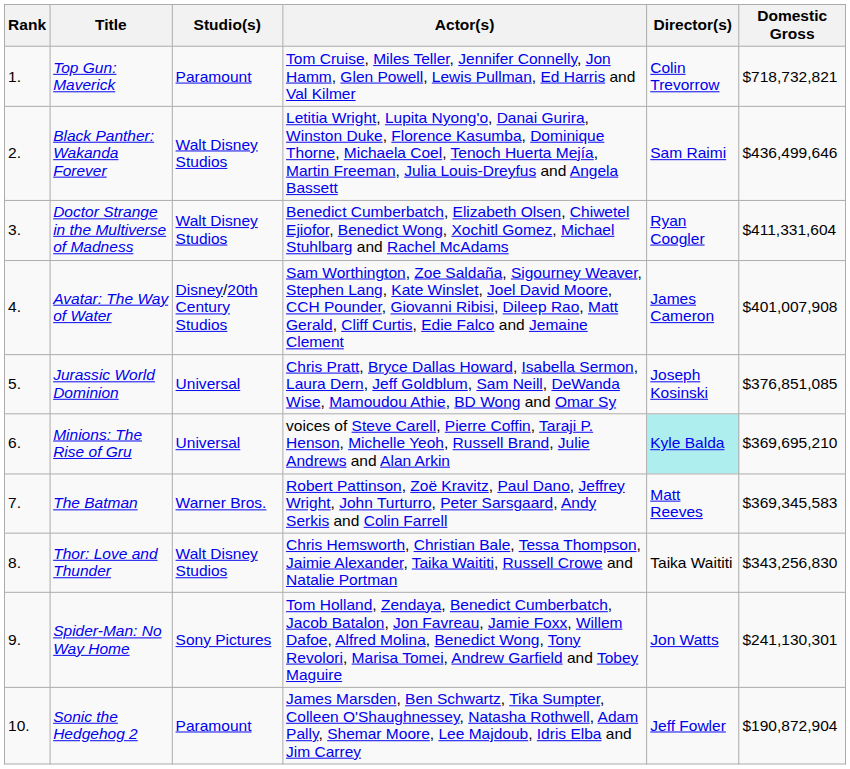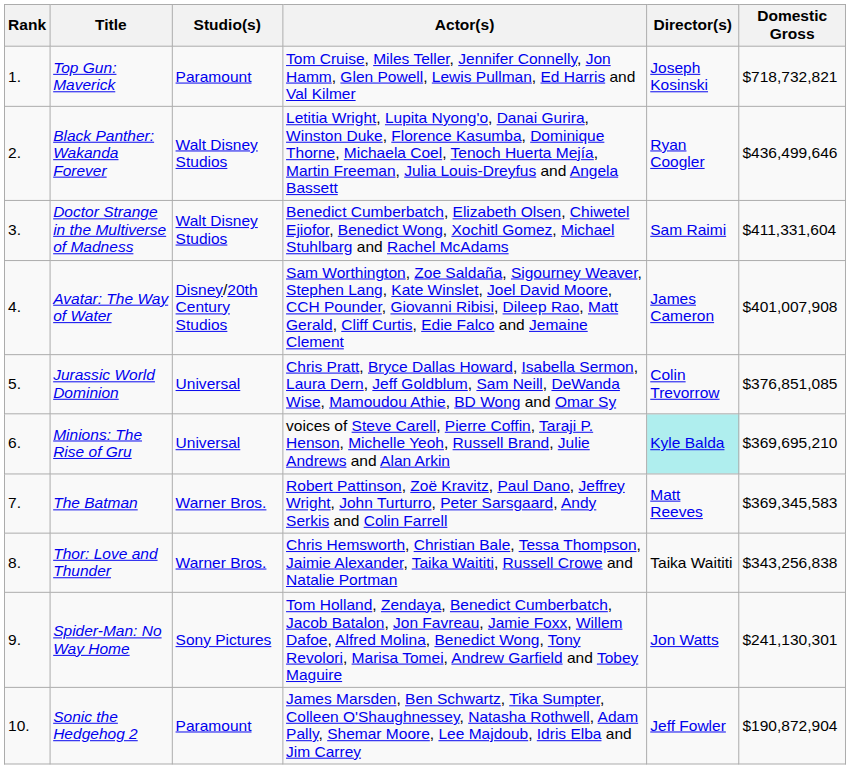(685, 76) Colin Trevorrow -> (679, 76) Joseph Kosinski
(688, 153) Sam Raimi -> (677, 153) Ryan Coogler
(677, 230) Ryan Coogler -> (688, 230) Sam Raimi
(679, 384) Joseph Kosinski -> (685, 384) Colin Trevorrow
(217, 562) Walt Disney Studios -> (221, 562) Warner Bros.
(790, 562) $343,256,830 -> (790, 562) $343,256,838
